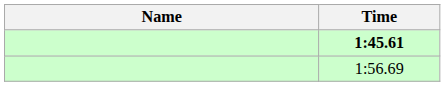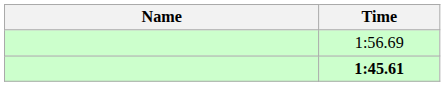rows swapped: (379, 42) <-> (379, 68)
